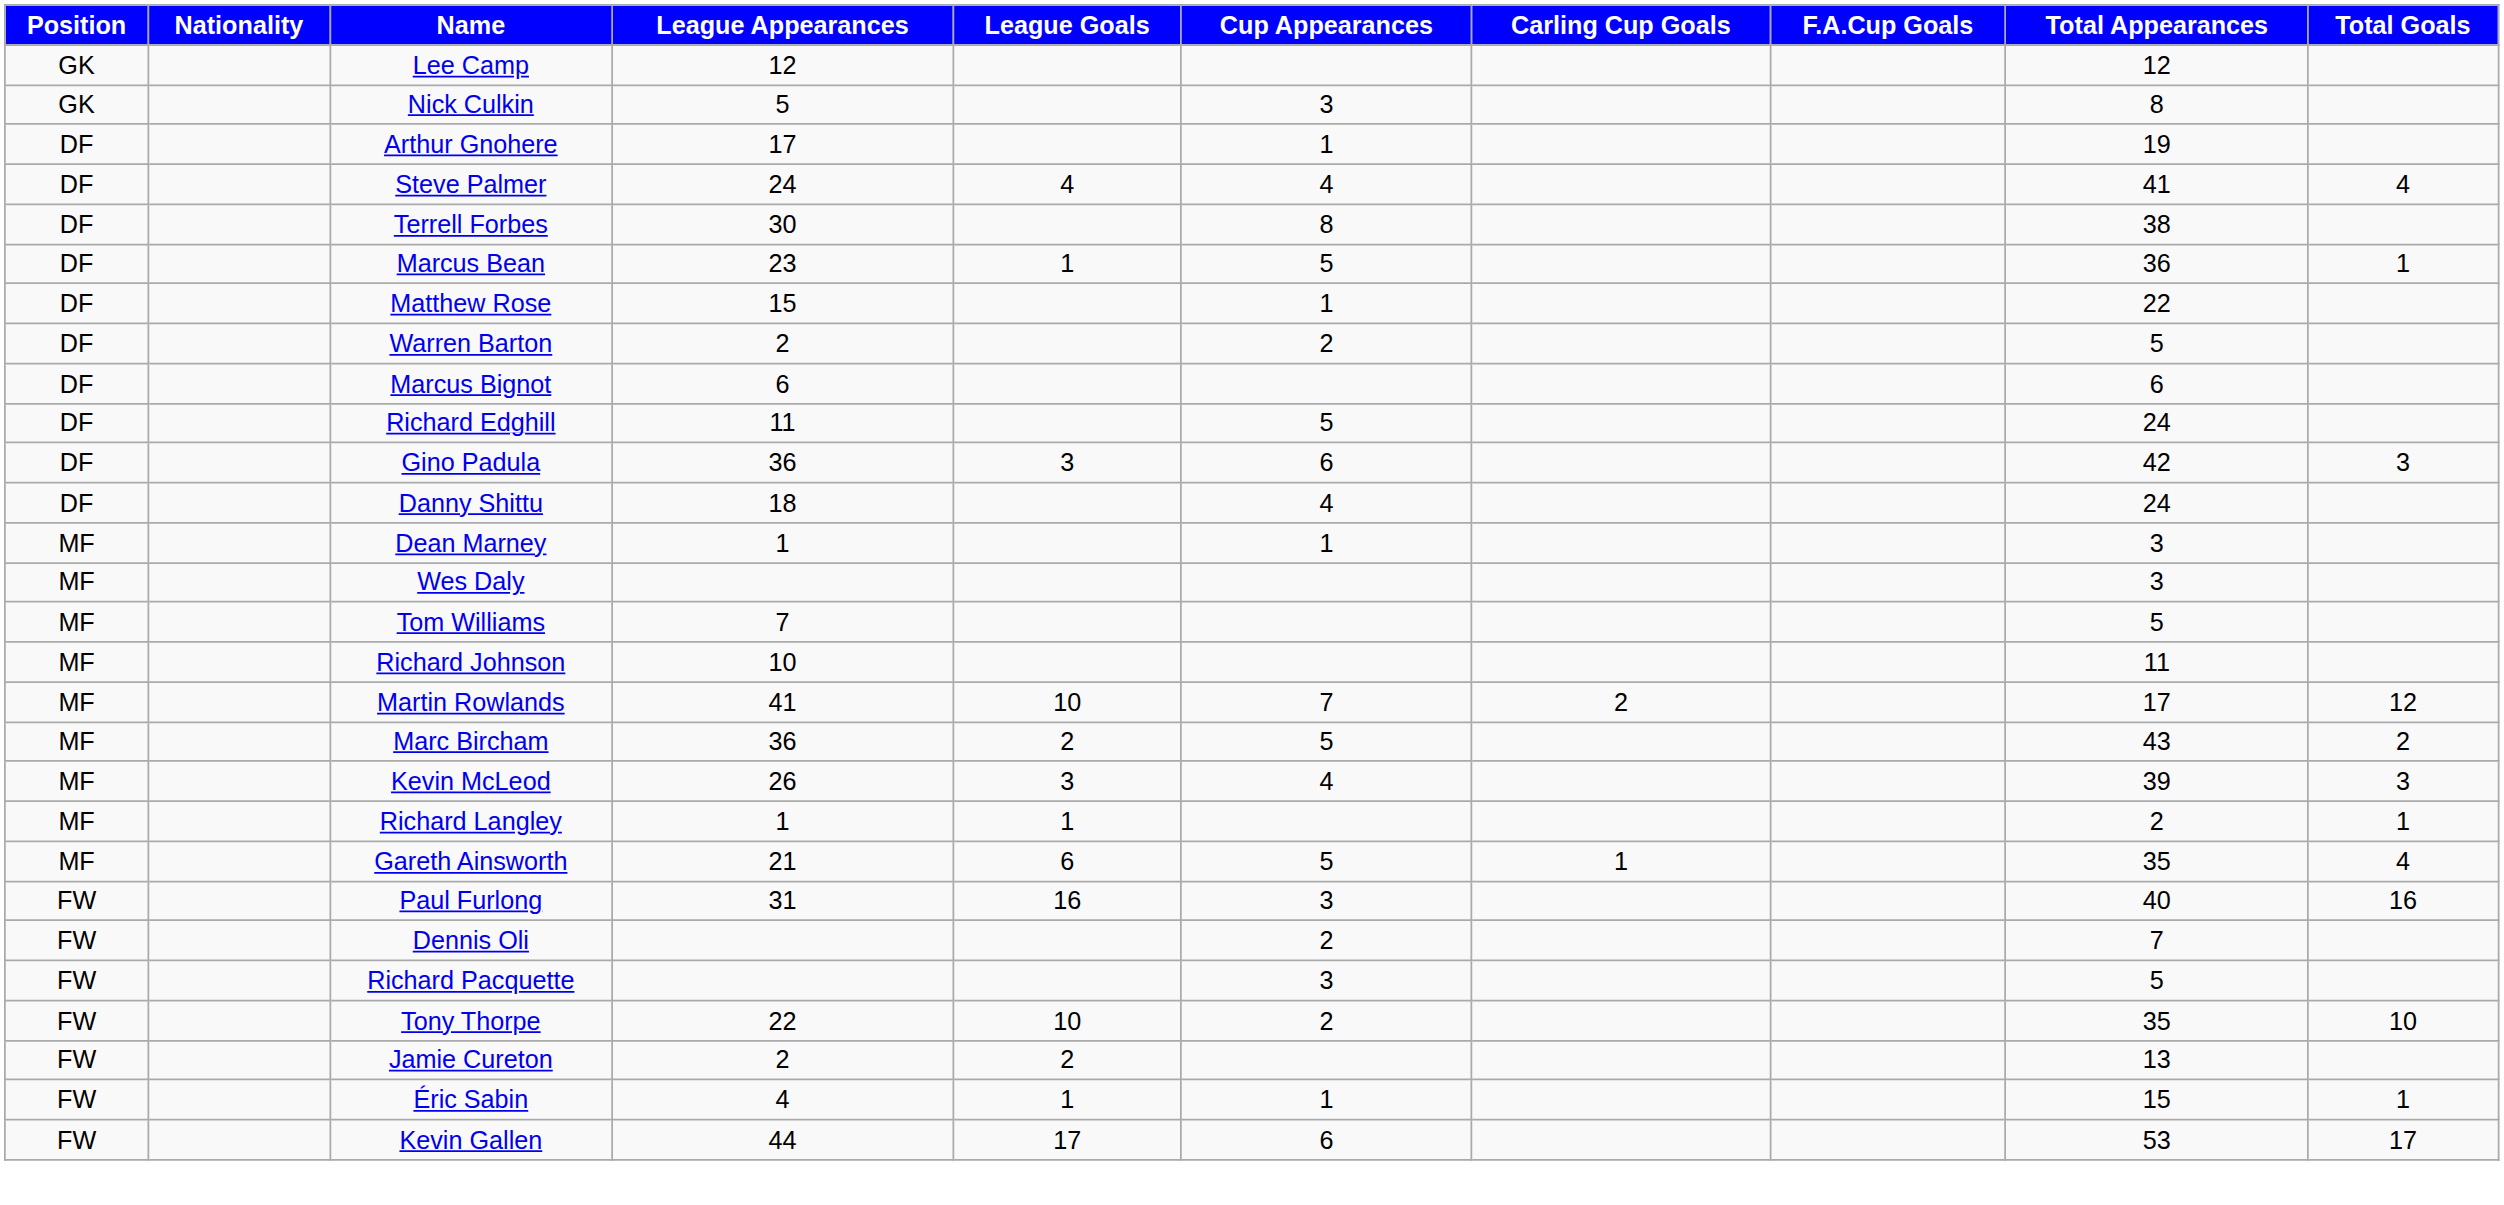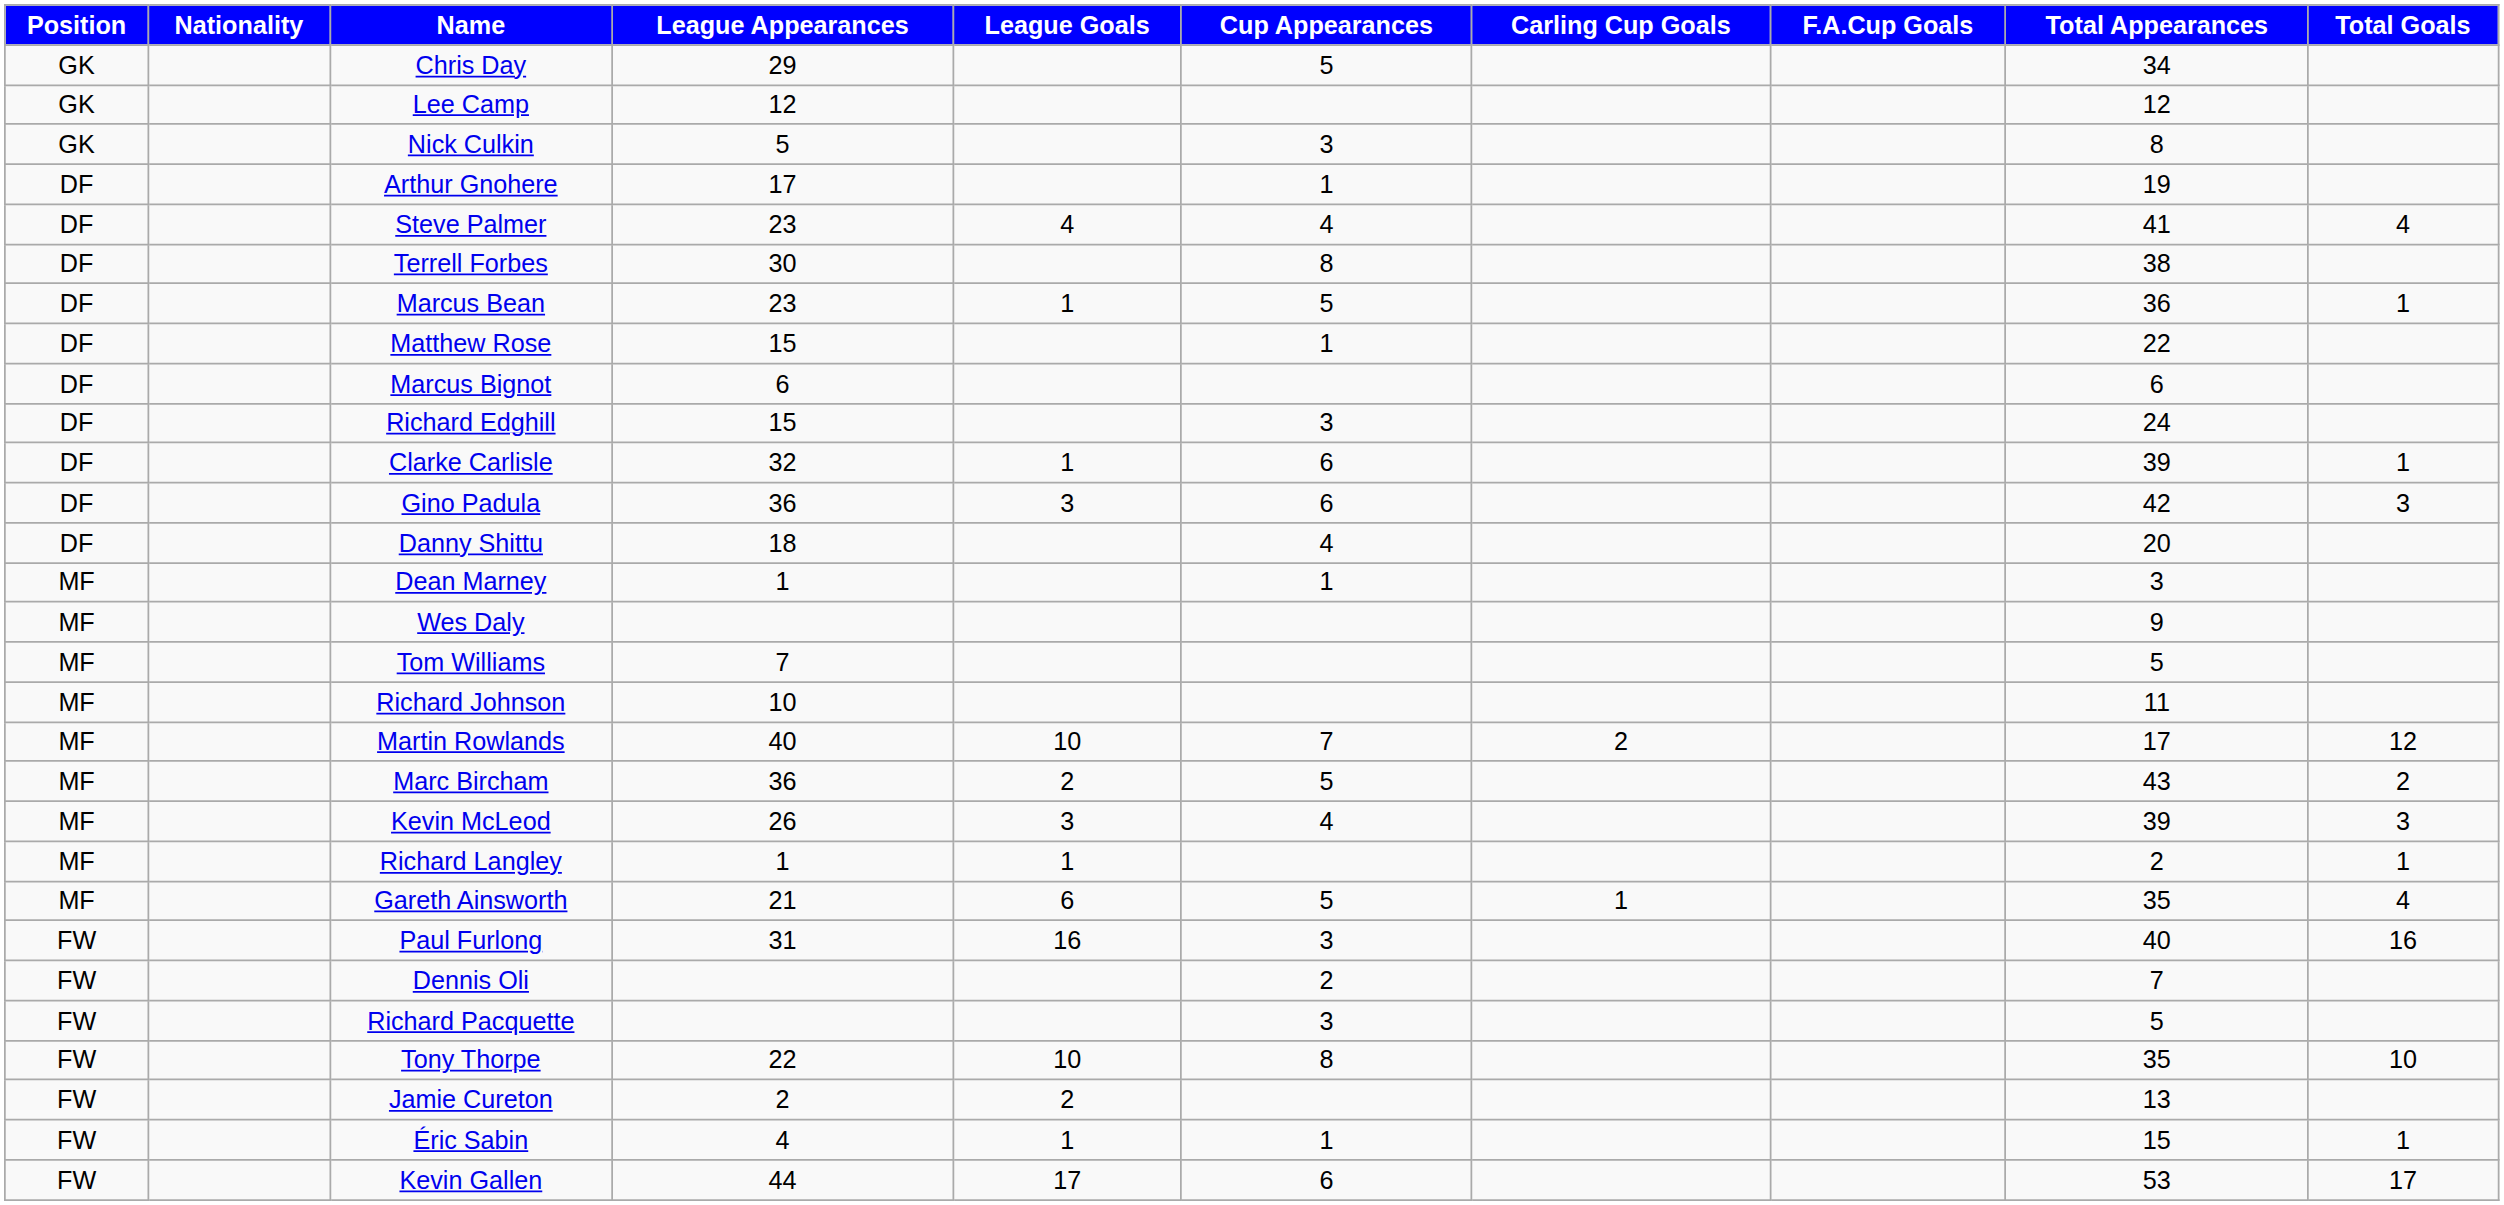+ row: (471, 65)
(783, 184) 24 -> (783, 224) 23
- row: (471, 344)
(783, 423) 11 -> (783, 423) 15
(1326, 423) 5 -> (1326, 423) 3
+ row: (471, 463)
(2157, 503) 24 -> (2157, 543) 20
(2157, 583) 3 -> (2157, 622) 9
(783, 702) 41 -> (783, 742) 40
(1326, 1020) 2 -> (1326, 1060) 8
